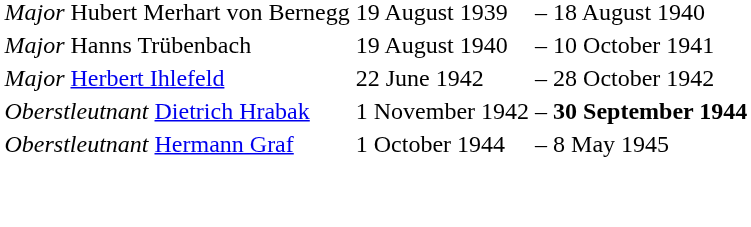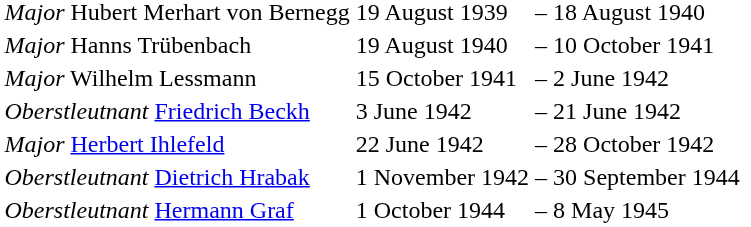+ row: (130, 77)
+ row: (157, 110)
(650, 110) bold -> (646, 176) normal
